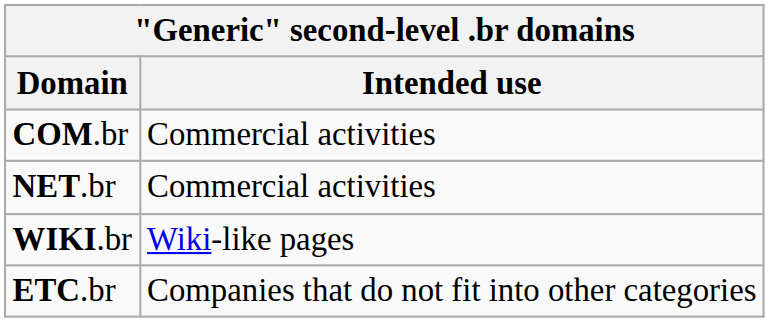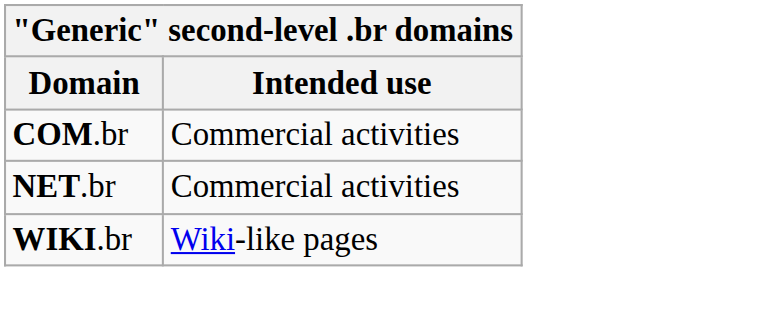- row: (64, 290)
